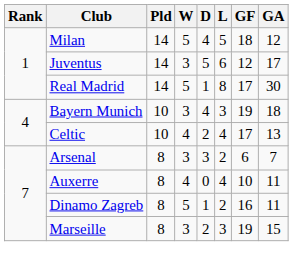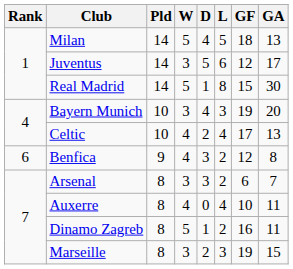(273, 39) 12 -> (273, 39) 13
(245, 87) 17 -> (245, 87) 15
(273, 110) 18 -> (273, 110) 20
+ row: (73, 157)
